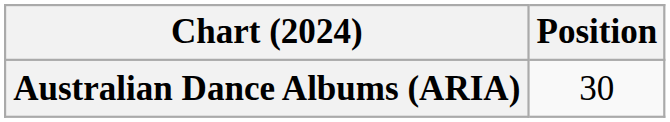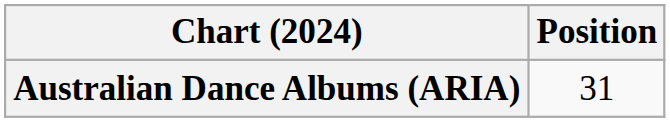(597, 87) 30 -> (597, 87) 31
